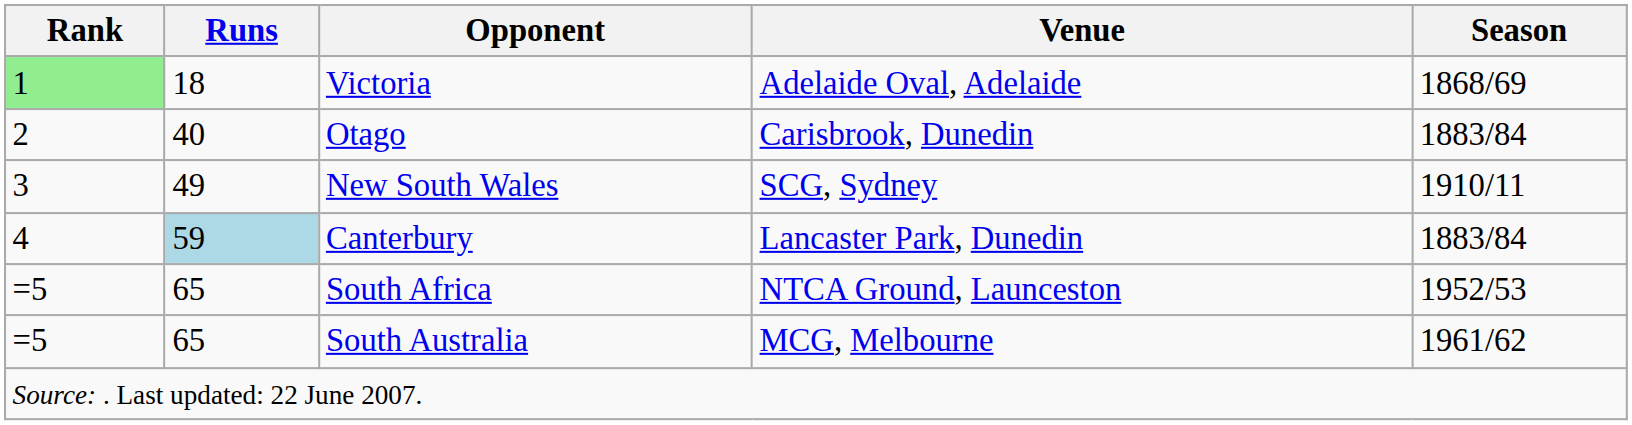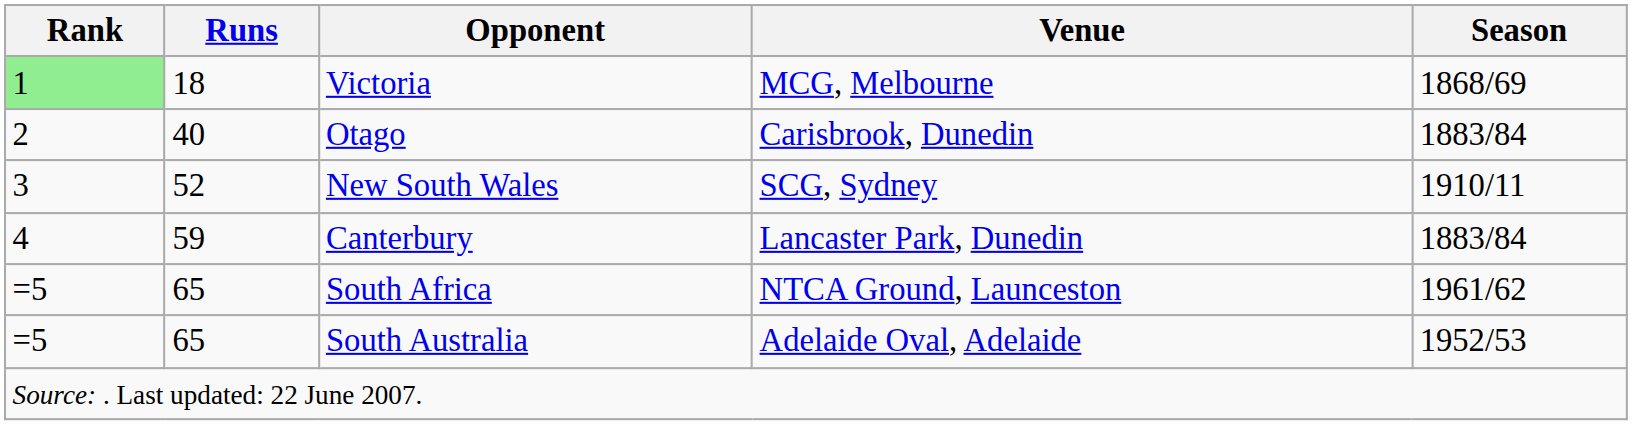(920, 82) Adelaide Oval, Adelaide -> (877, 82) MCG, Melbourne
(189, 185) 49 -> (189, 185) 52
(189, 237) lightblue background -> (189, 237) no background
(1473, 289) 1952/53 -> (1473, 289) 1961/62
(877, 340) MCG, Melbourne -> (920, 340) Adelaide Oval, Adelaide
(1473, 340) 1961/62 -> (1473, 340) 1952/53
